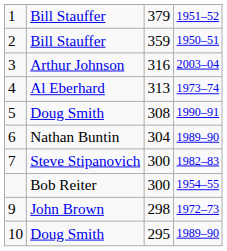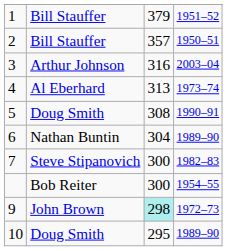(159, 40) 359 -> (159, 40) 357
(159, 209) no background -> (159, 209) paleturquoise background
